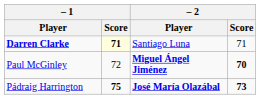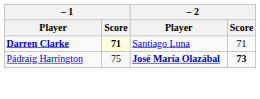- row: (37, 65)
(116, 86) bold -> (116, 59) normal
